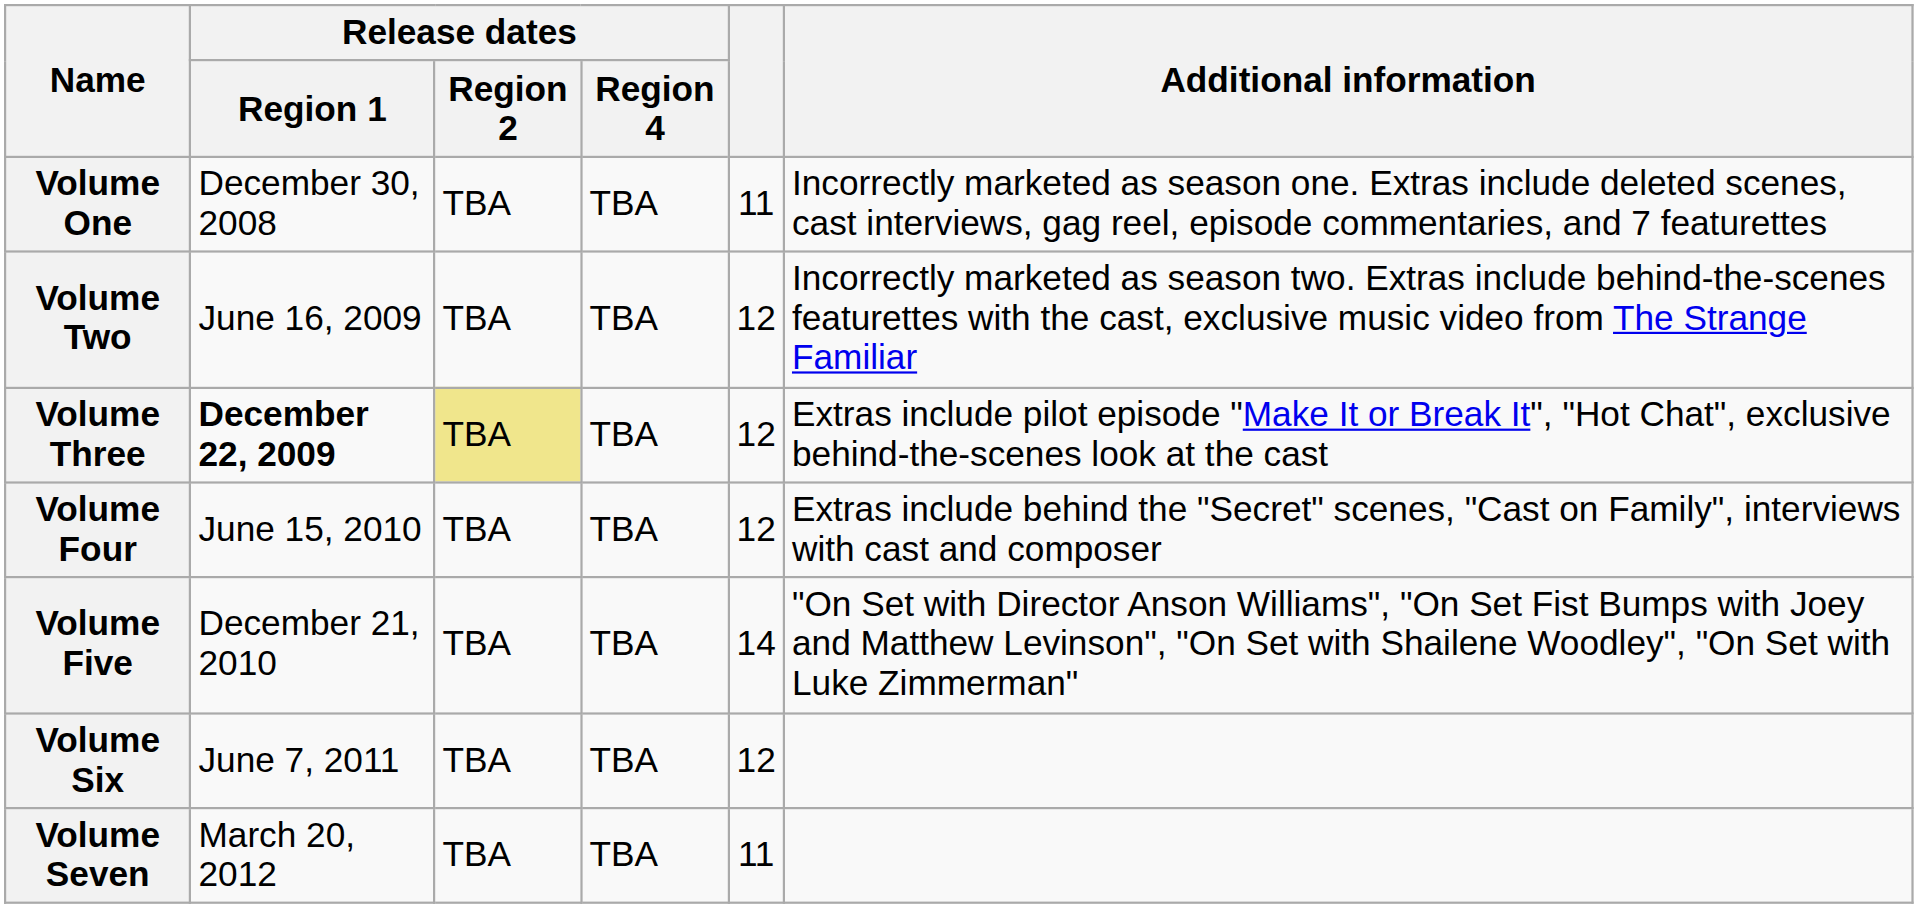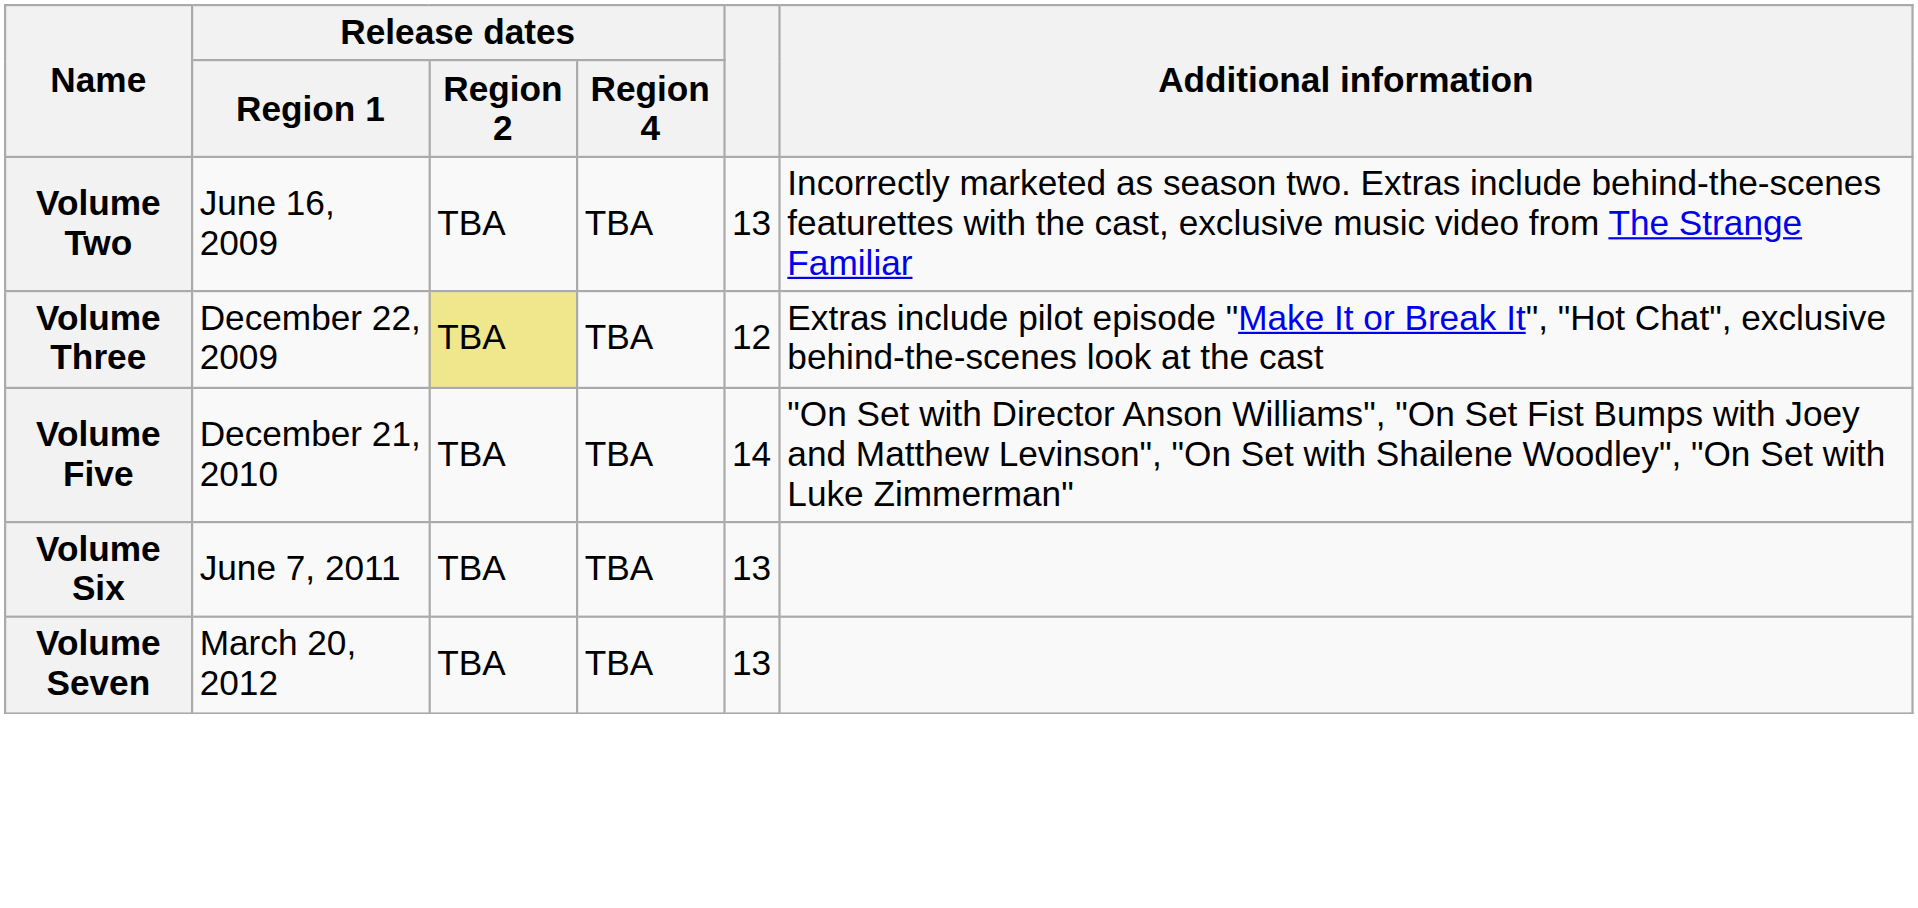- row: (98, 203)
(756, 318) 12 -> (752, 223) 13
(284, 433) bold -> (310, 338) normal
- row: (98, 529)
(756, 759) 12 -> (752, 568) 13
(756, 855) 11 -> (752, 664) 13
